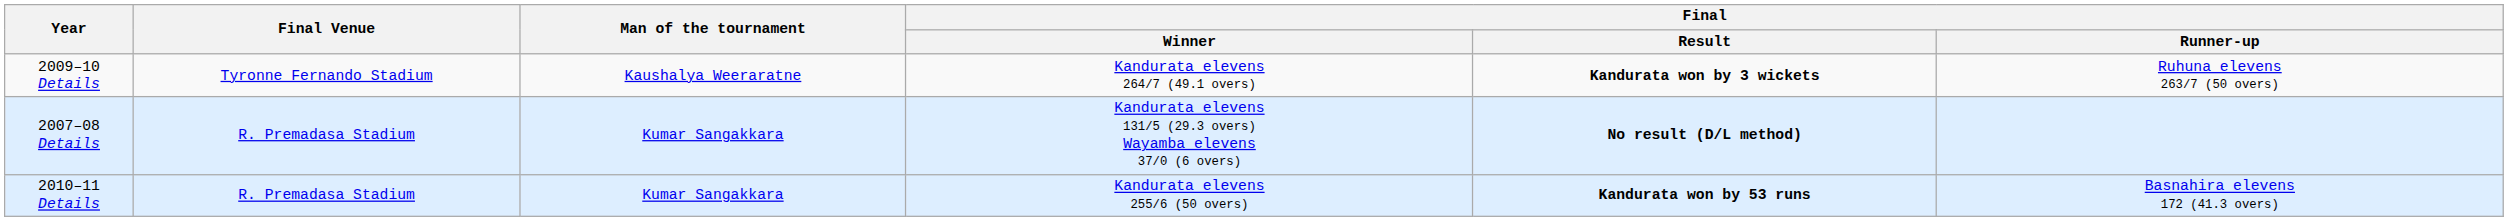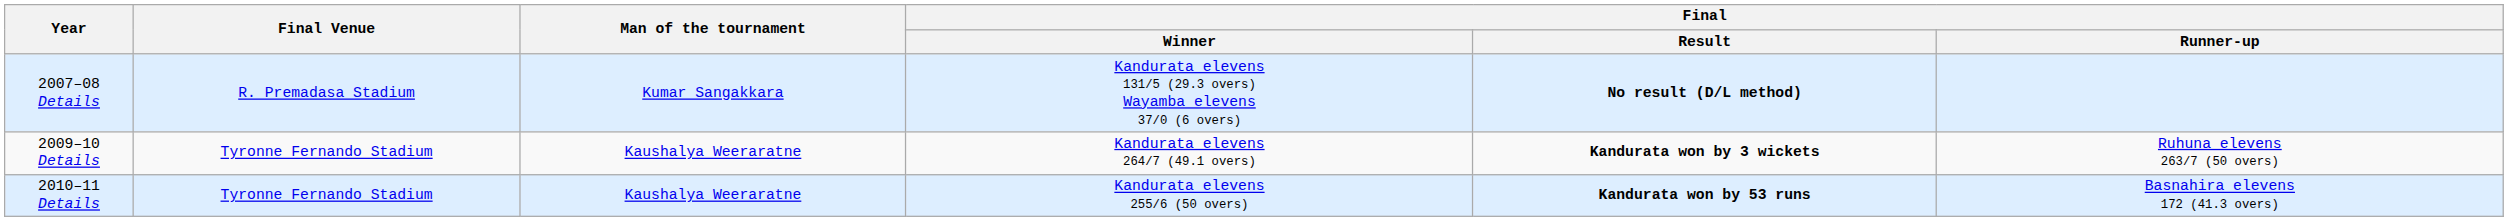rows swapped: (69, 135) <-> (69, 75)
(327, 195) R. Premadasa Stadium -> (327, 195) Tyronne Fernando Stadium
(713, 195) Kumar Sangakkara -> (713, 195) Kaushalya Weeraratne
